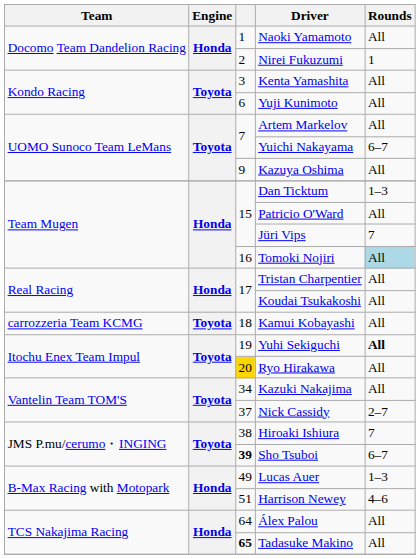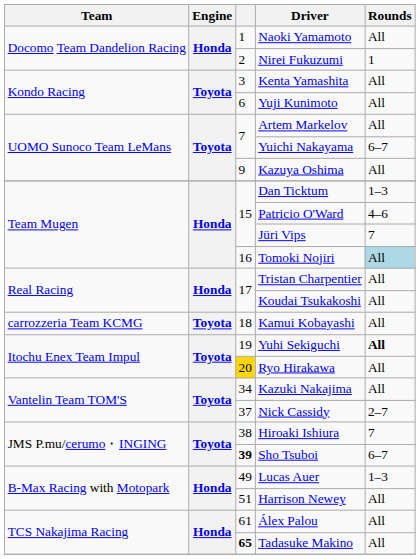(376, 212) All -> (378, 212) 4–6
(378, 498) 4–6 -> (376, 498) All
(245, 520) 64 -> (245, 520) 61
